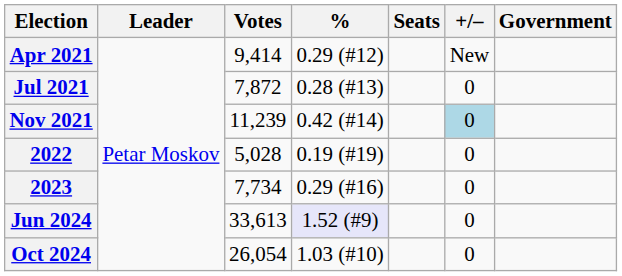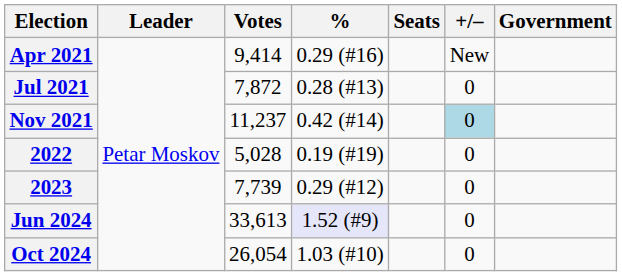(340, 54) 0.29 (#12) -> (340, 54) 0.29 (#16)
(258, 120) 11,239 -> (258, 120) 11,237
(258, 187) 7,734 -> (258, 187) 7,739
(340, 187) 0.29 (#16) -> (340, 187) 0.29 (#12)
